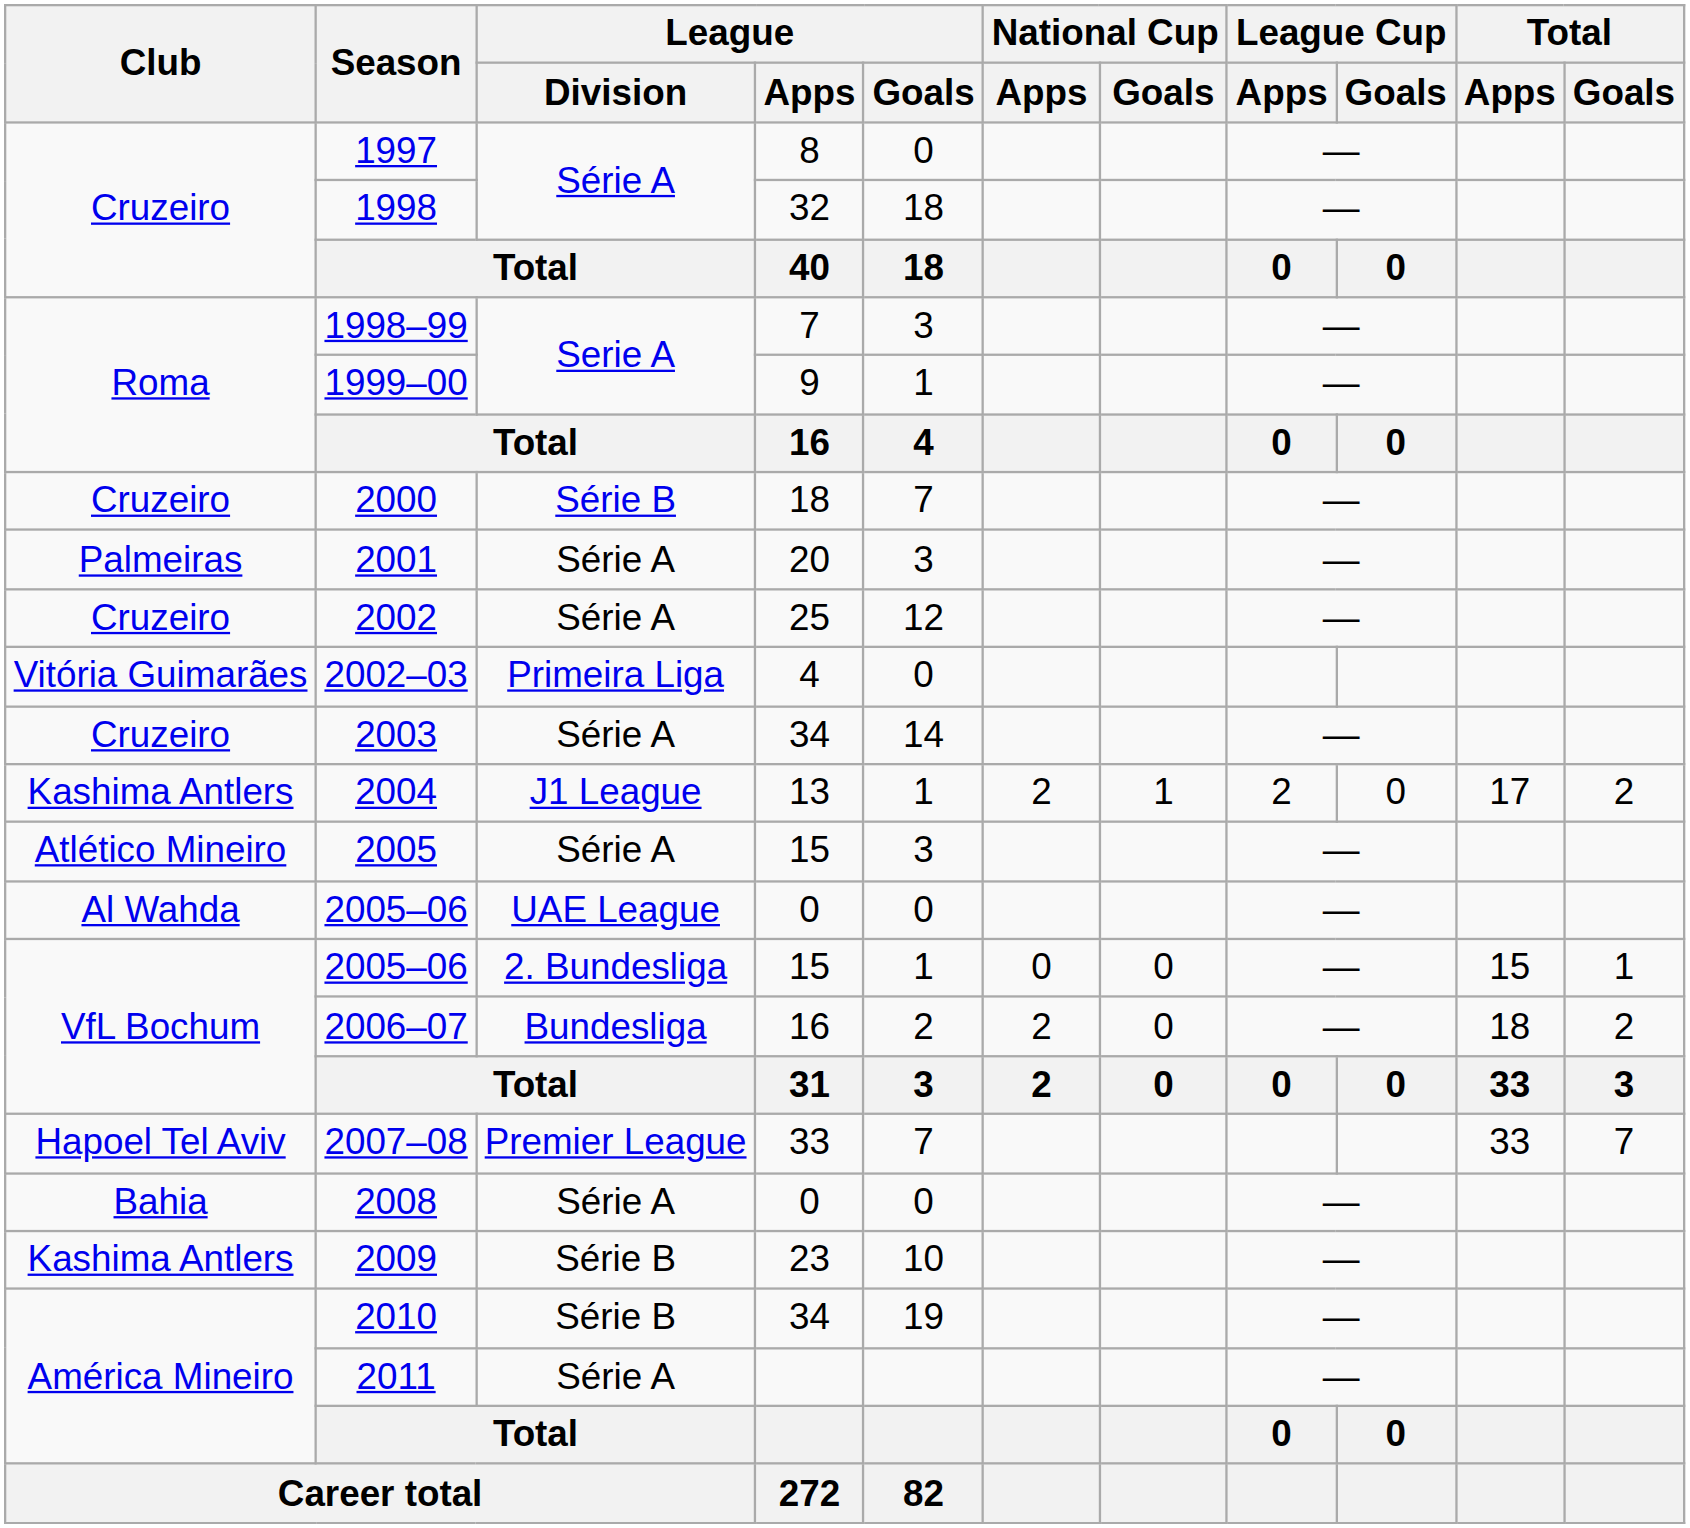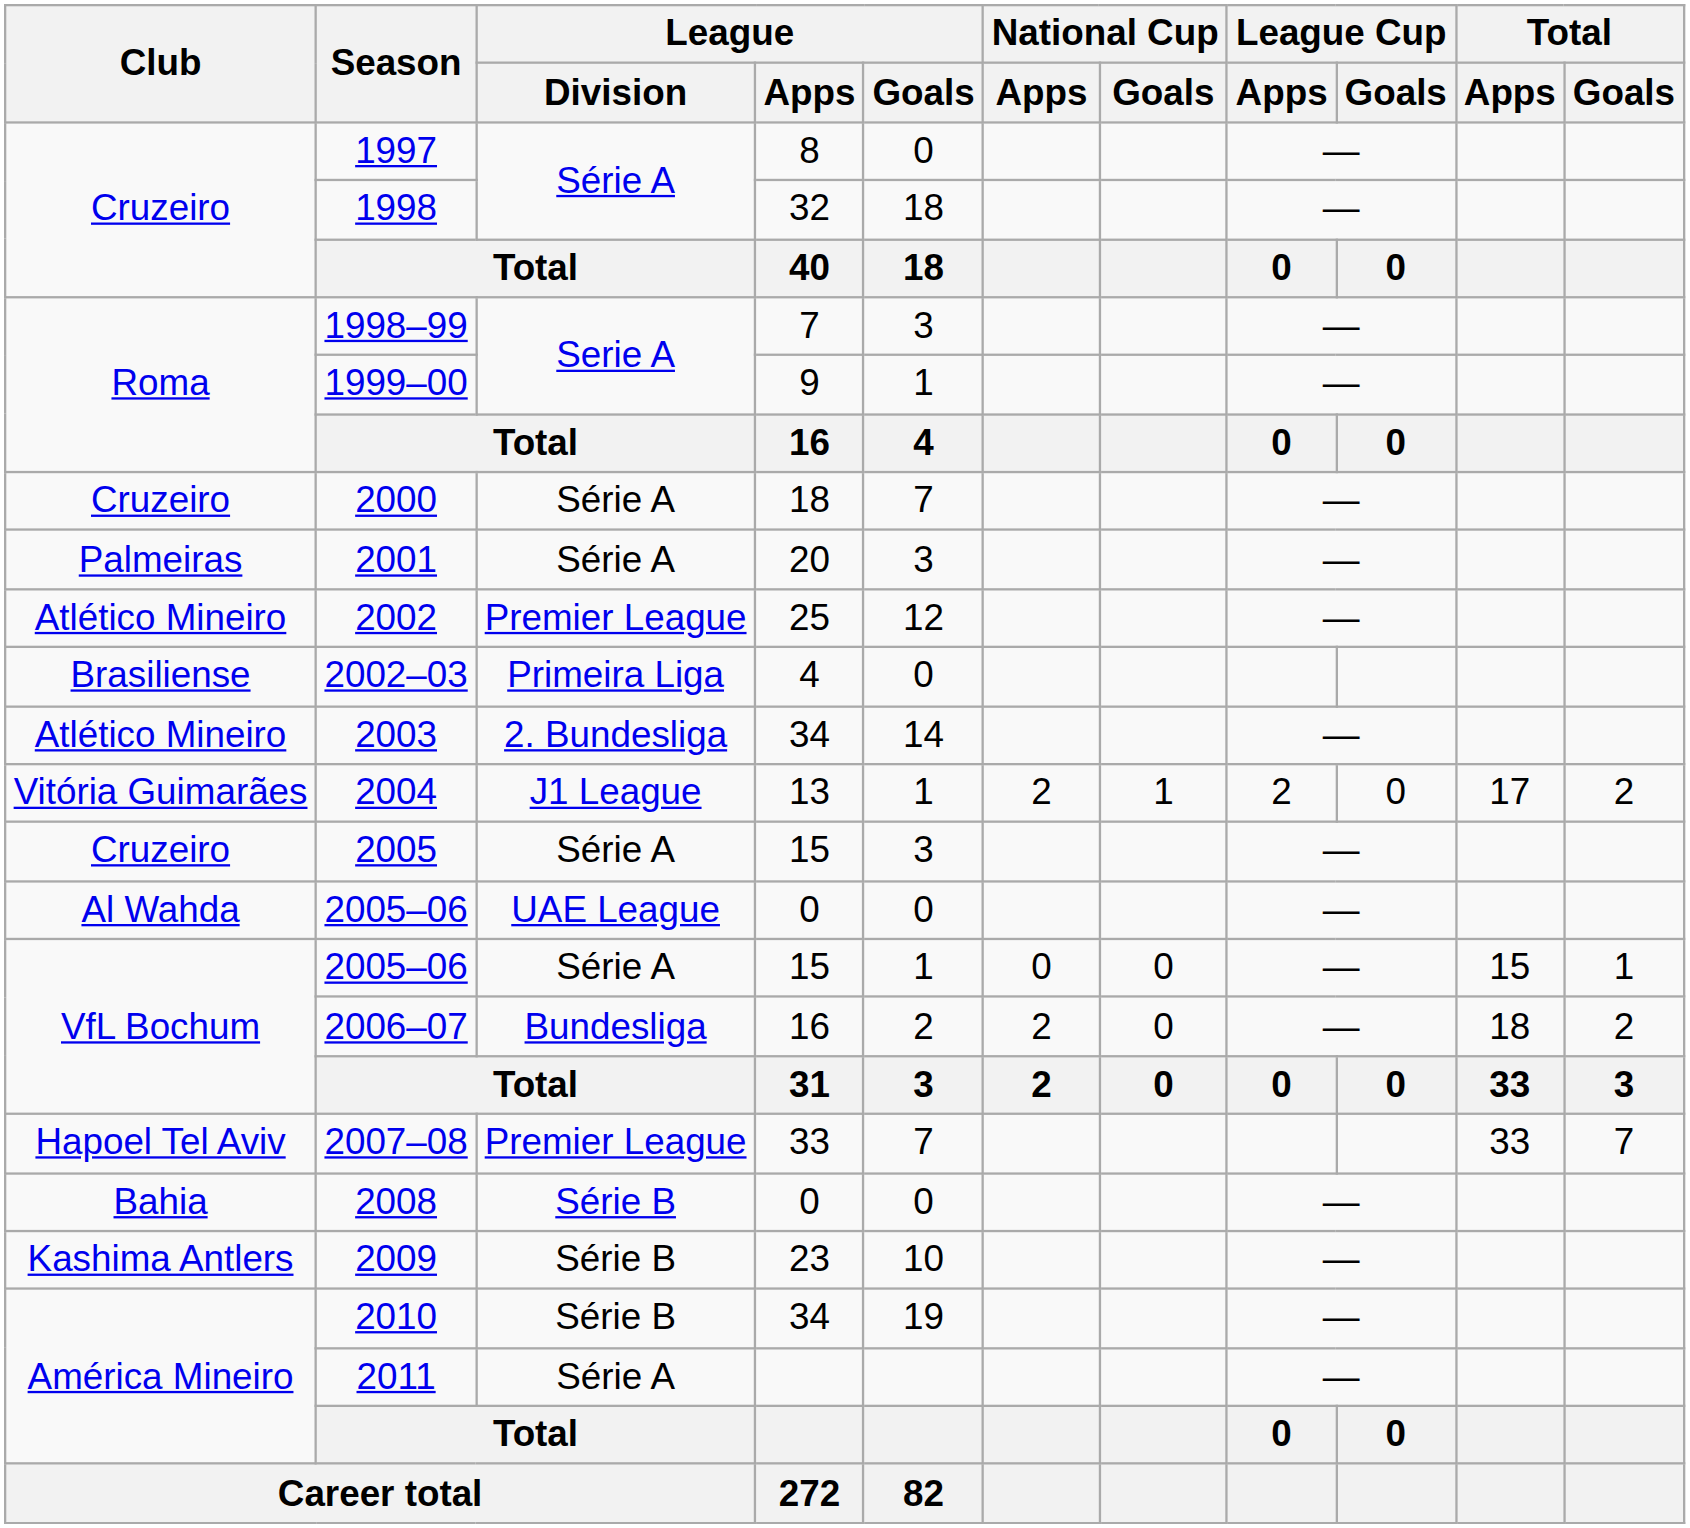(616, 500) Série B -> (616, 500) Série A
(161, 617) Cruzeiro -> (161, 617) Atlético Mineiro
(616, 617) Série A -> (616, 617) Premier League
(161, 675) Vitória Guimarães -> (161, 675) Brasiliense
(161, 734) Cruzeiro -> (161, 734) Atlético Mineiro
(616, 734) Série A -> (616, 734) 2. Bundesliga
(161, 792) Kashima Antlers -> (161, 792) Vitória Guimarães
(161, 850) Atlético Mineiro -> (161, 850) Cruzeiro
(616, 967) 2. Bundesliga -> (616, 967) Série A
(616, 1200) Série A -> (616, 1200) Série B
